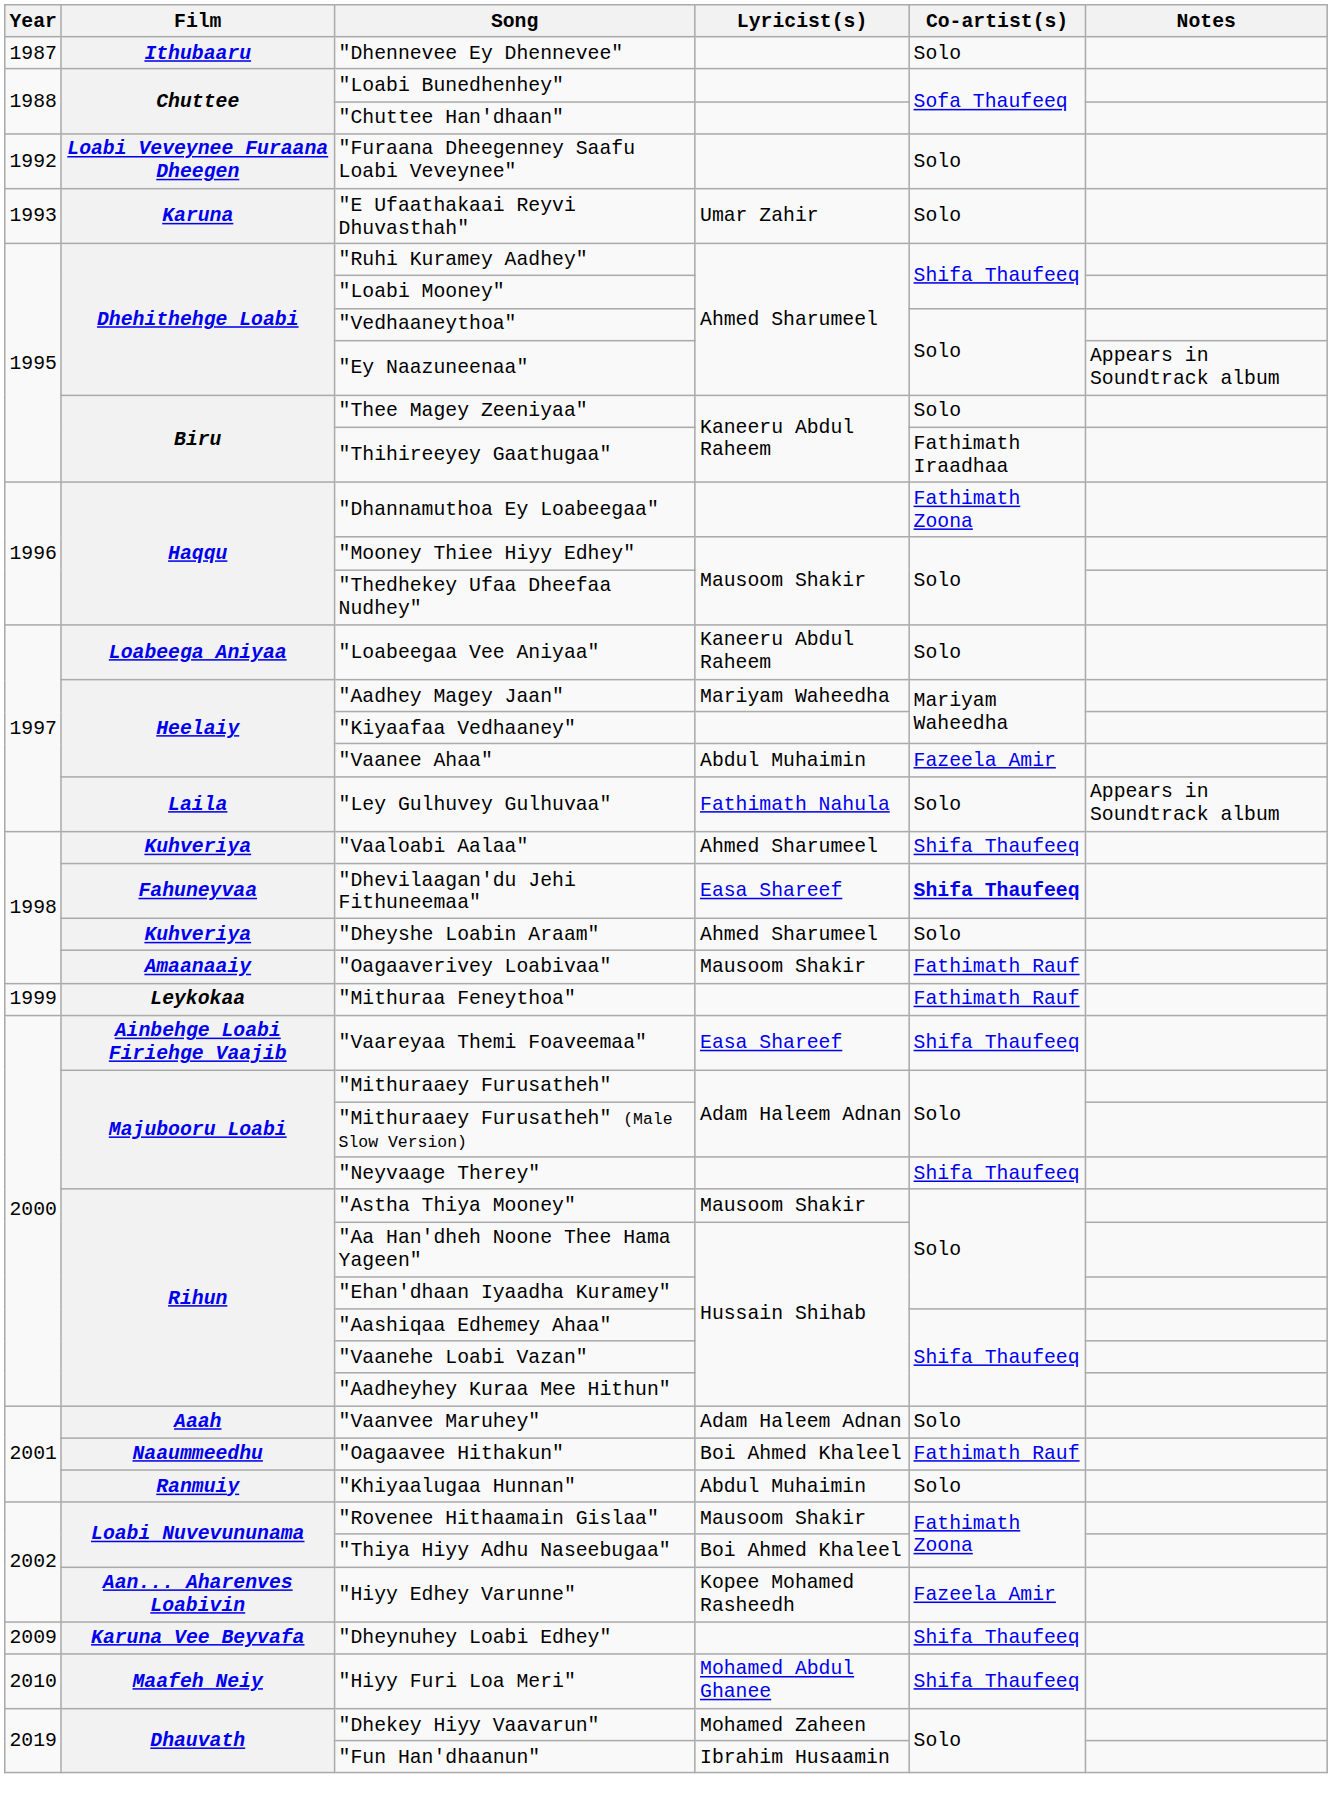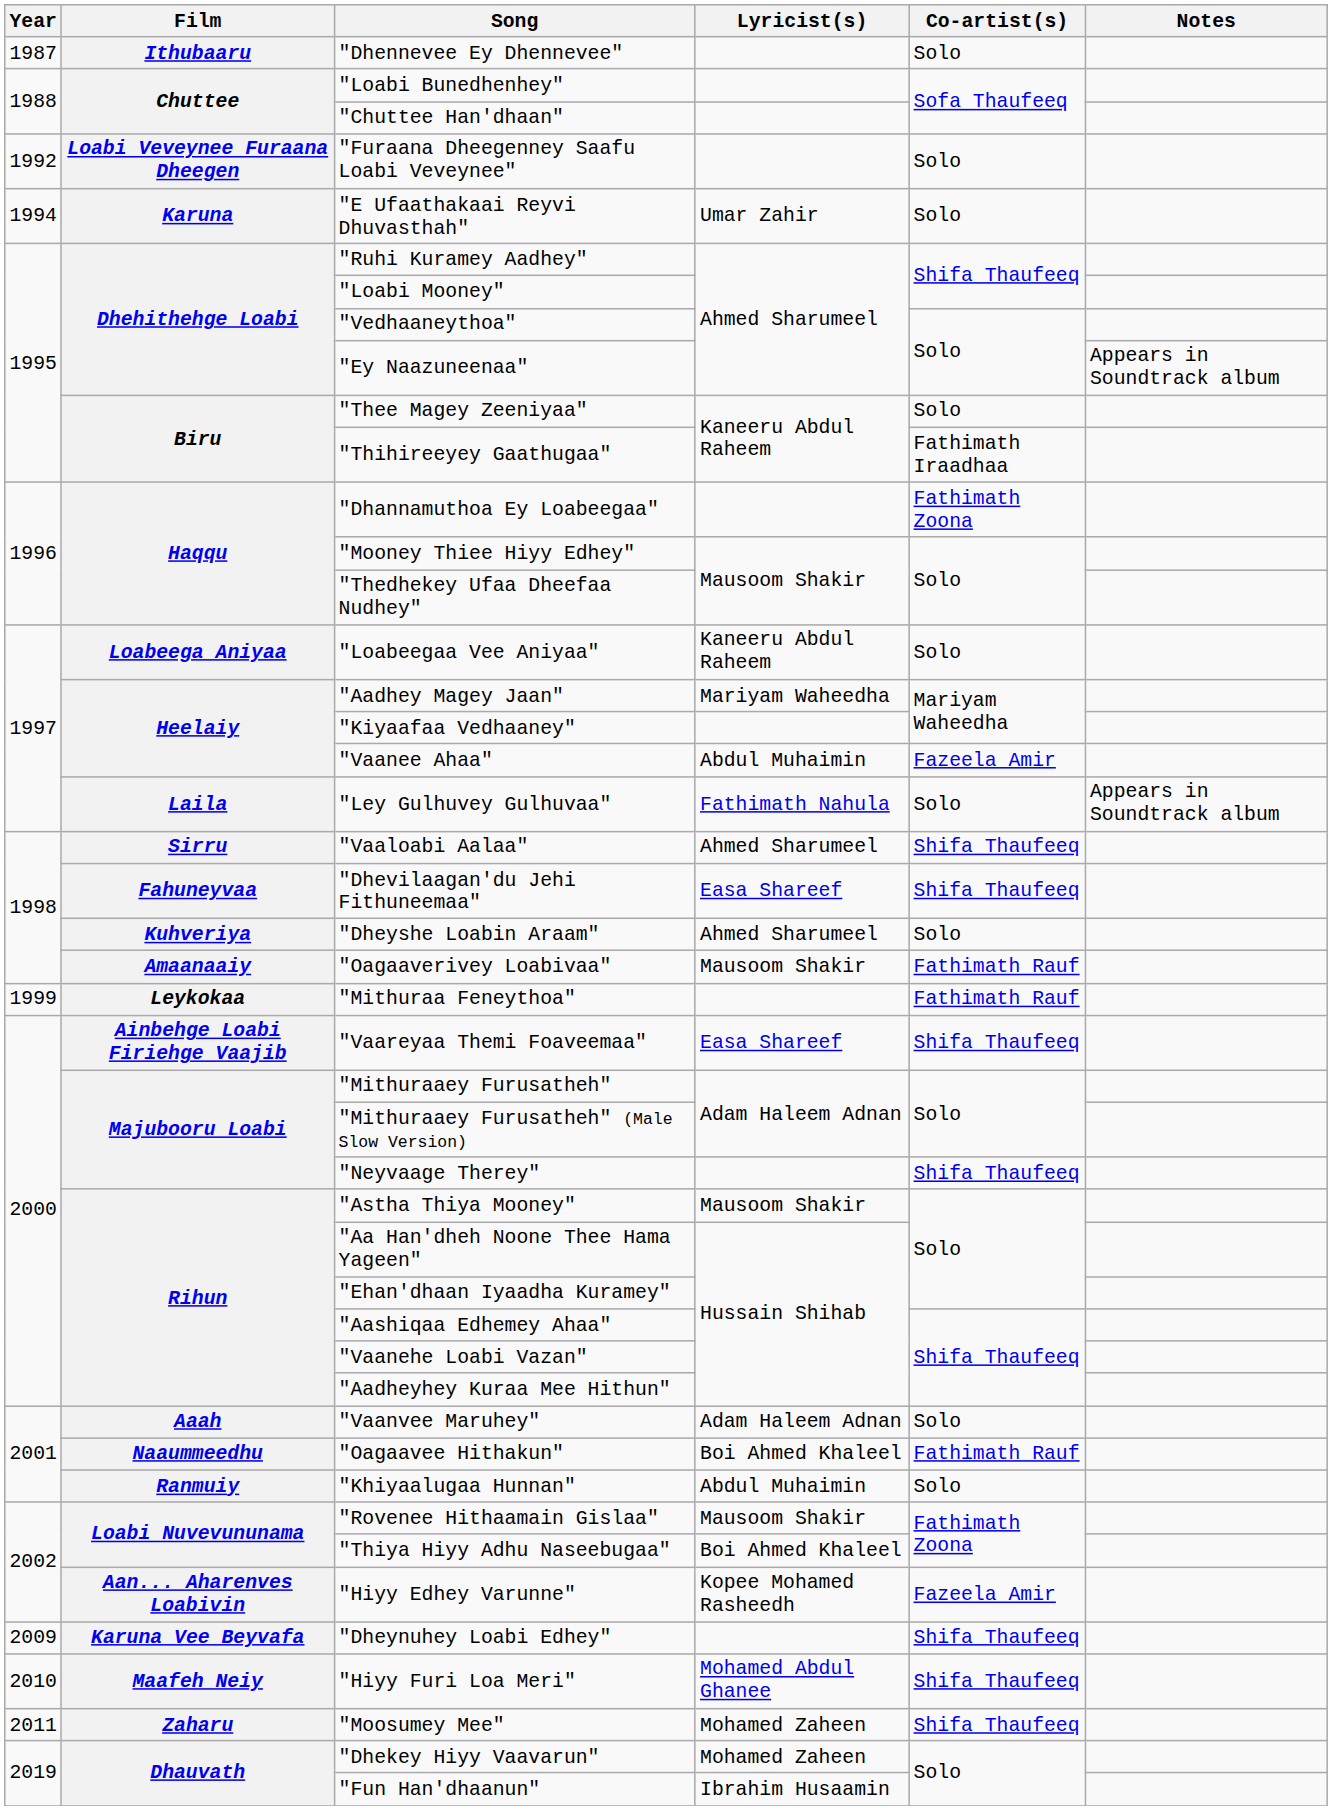(33, 216) 1993 -> (33, 216) 1994
(198, 847) Kuhveriya -> (198, 847) Sirru
(997, 891) bold -> (997, 891) normal
+ row: (422, 1725)
